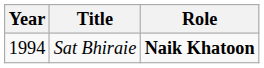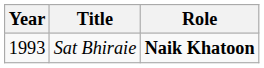(27, 47) 1994 -> (27, 47) 1993
